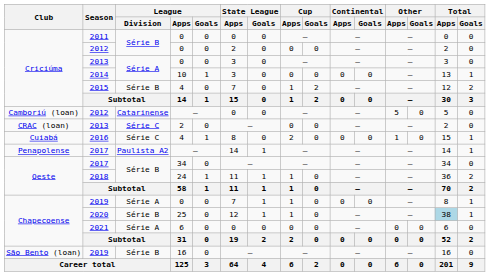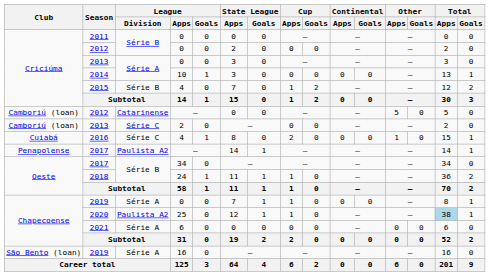(44, 125) CRAC (loan) -> (44, 125) Camboriú (loan)
(143, 214) Série B -> (143, 214) Paulista A2
(143, 252) Série B -> (143, 252) Série A
